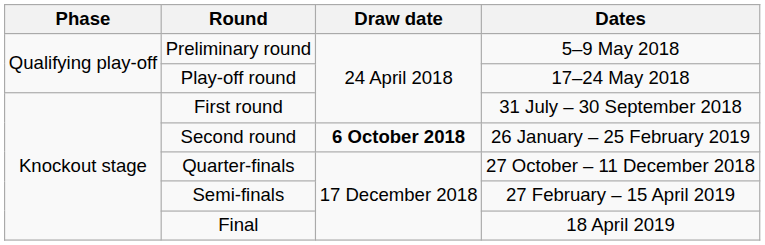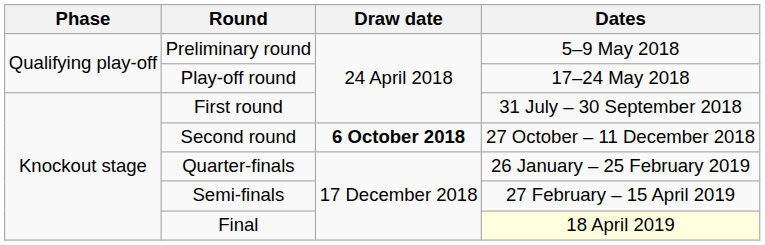(621, 136) 26 January – 25 February 2019 -> (621, 136) 27 October – 11 December 2018
(621, 166) 27 October – 11 December 2018 -> (621, 166) 26 January – 25 February 2019
(621, 225) no background -> (621, 225) lightyellow background
